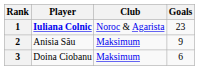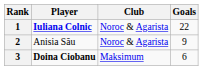(181, 27) 23 -> (184, 27) 22
(118, 42) Maksimum -> (134, 42) Noroc & Agarista
(63, 57) normal -> (64, 57) bold
